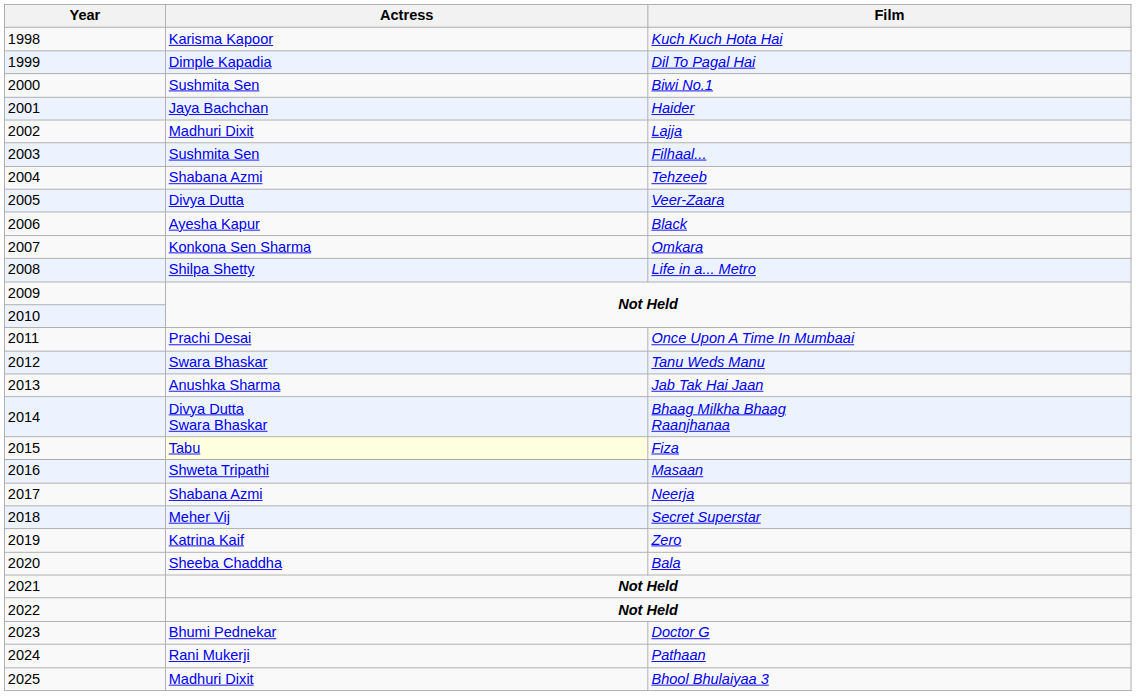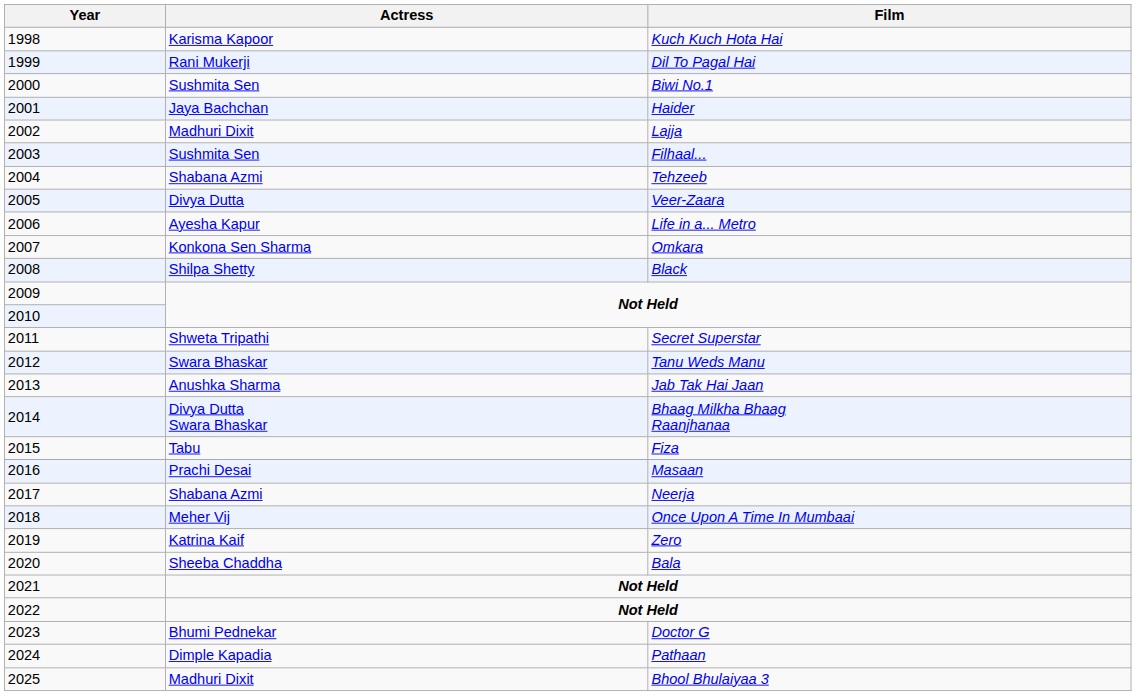(220, 62) Dimple Kapadia -> (209, 62) Rani Mukerji
(669, 223) Black -> (704, 223) Life in a... Metro
(704, 270) Life in a... Metro -> (669, 270) Black
(210, 339) Prachi Desai -> (219, 339) Shweta Tripathi
(753, 339) Once Upon A Time In Mumbaai -> (706, 339) Secret Superstar
(184, 448) lightyellow background -> (184, 448) no background
(219, 471) Shweta Tripathi -> (210, 471) Prachi Desai
(706, 517) Secret Superstar -> (753, 517) Once Upon A Time In Mumbaai
(209, 655) Rani Mukerji -> (220, 655) Dimple Kapadia
